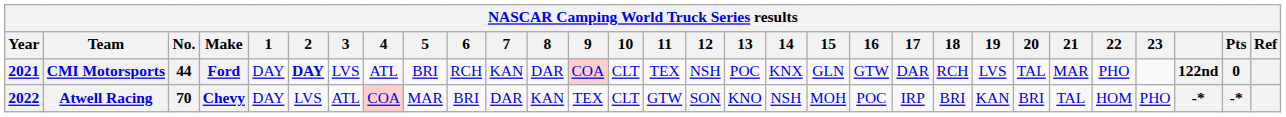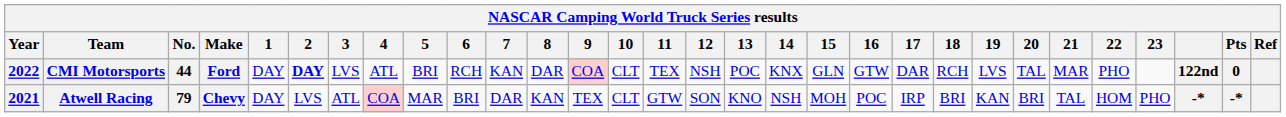(24, 71) 2021 -> (24, 71) 2022
(24, 98) 2022 -> (24, 98) 2021
(184, 98) 70 -> (184, 98) 79
